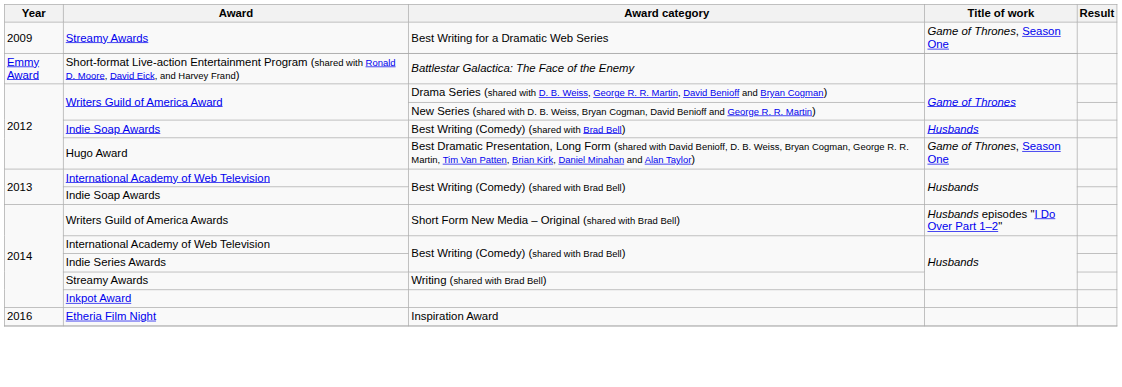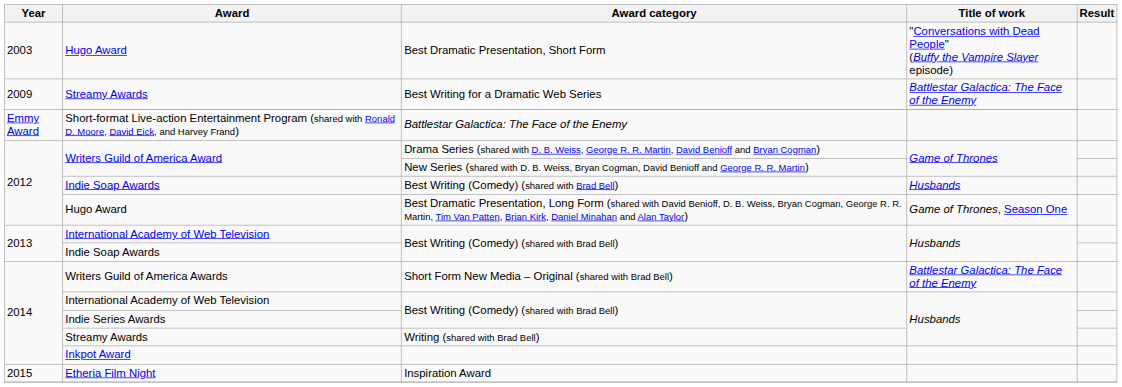+ row: (96, 50)
(994, 37) Game of Thrones, Season One -> (986, 94) Battlestar Galactica: The Face of the Enemy
(991, 220) Husbands episodes "I Do Over Part 1–2" -> (986, 276) Battlestar Galactica: The Face of the Enemy
(20, 316) 2016 -> (20, 373) 2015
